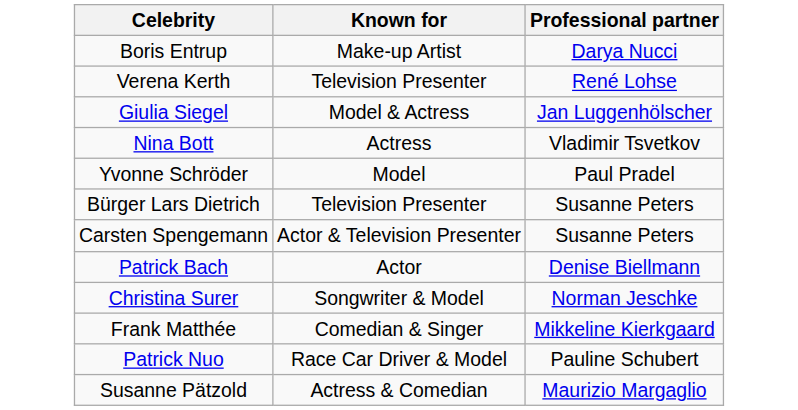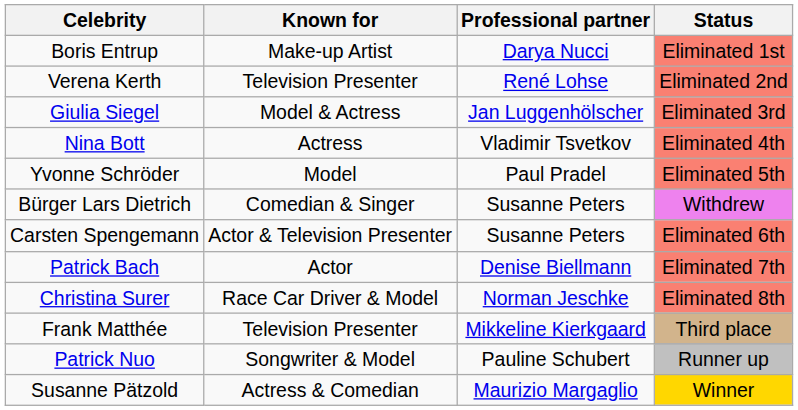+ column: (724, 20)
(399, 205) Television Presenter -> (330, 205) Comedian & Singer
(399, 297) Songwriter & Model -> (330, 297) Race Car Driver & Model
(399, 328) Comedian & Singer -> (330, 328) Television Presenter
(399, 359) Race Car Driver & Model -> (330, 359) Songwriter & Model
